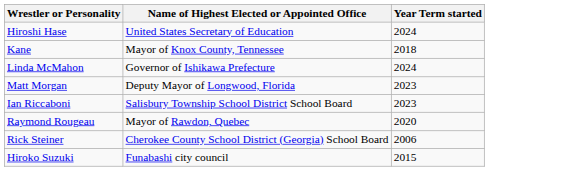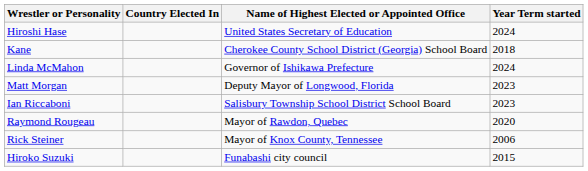+ column: (172, 13)
(205, 49) Mayor of Knox County, Tennessee -> (356, 49) Cherokee County School District (Georgia) School Board
(257, 139) Cherokee County School District (Georgia) School Board -> (303, 139) Mayor of Knox County, Tennessee
